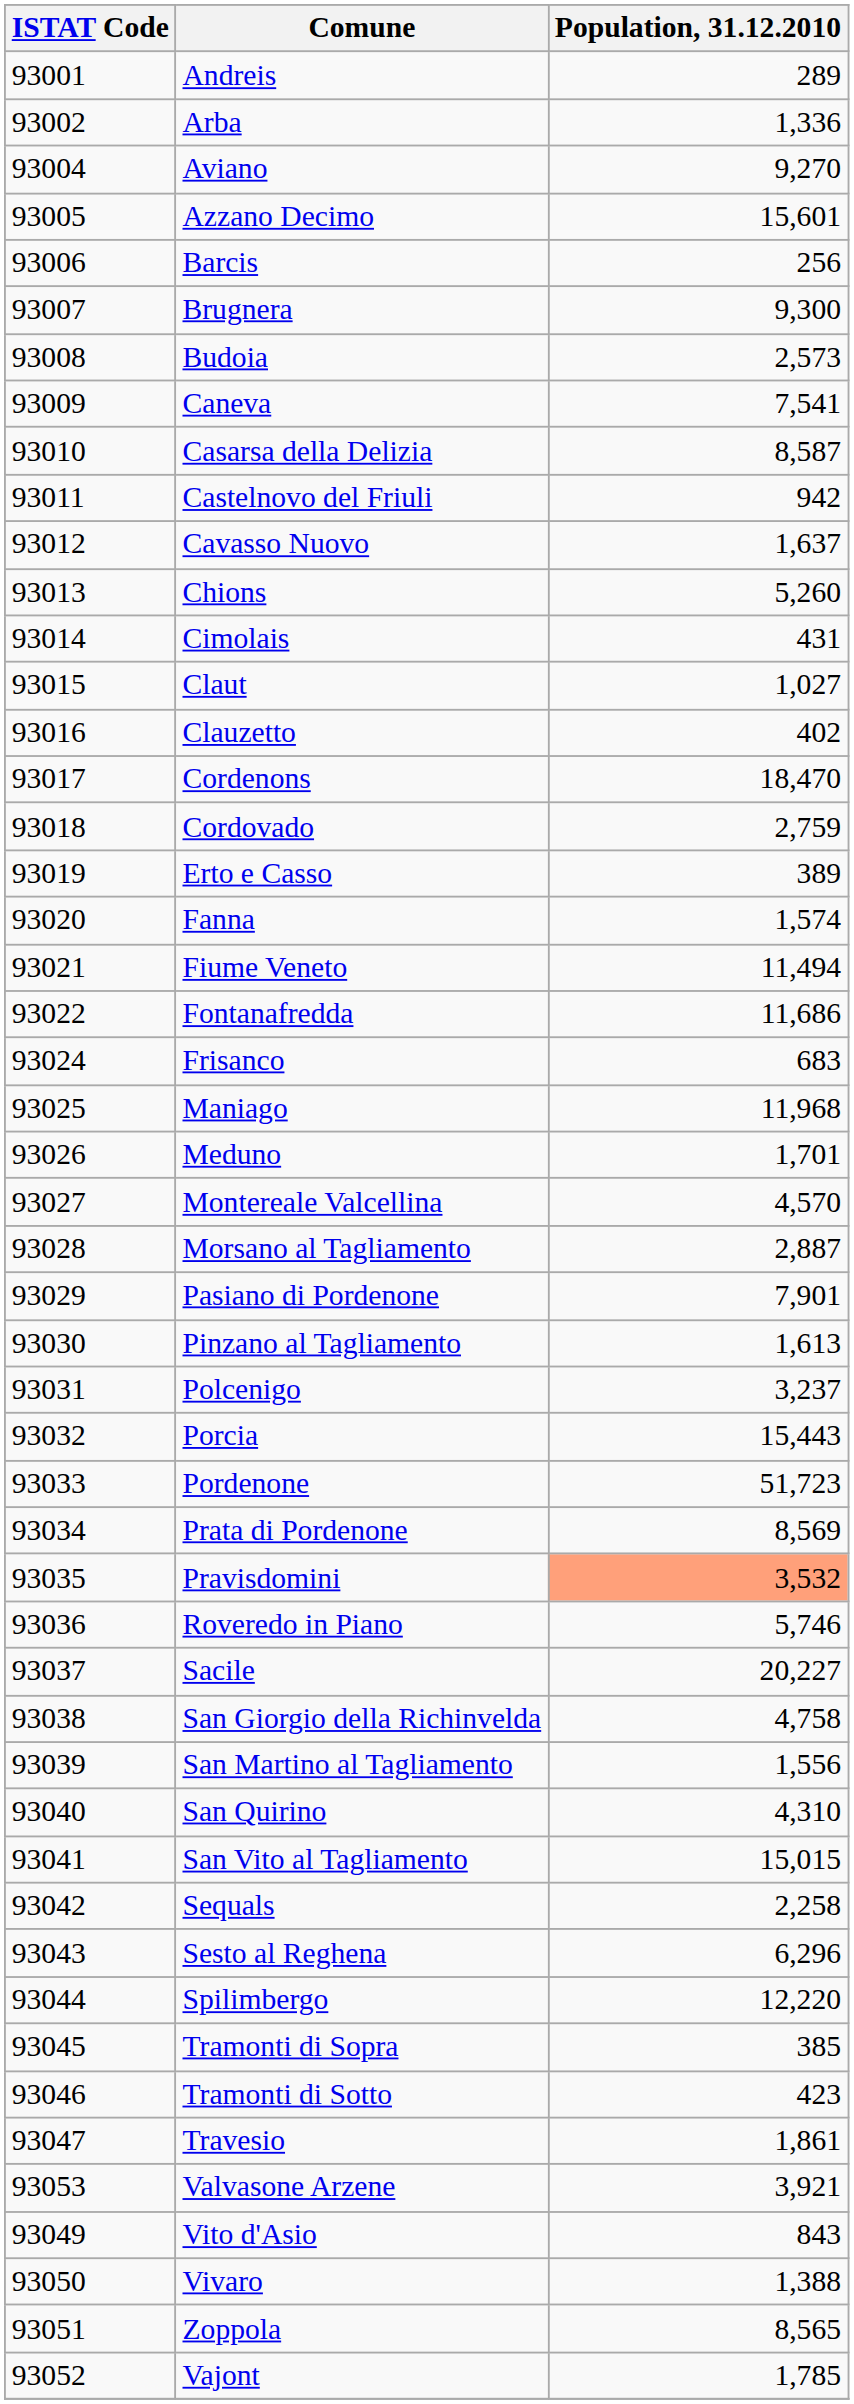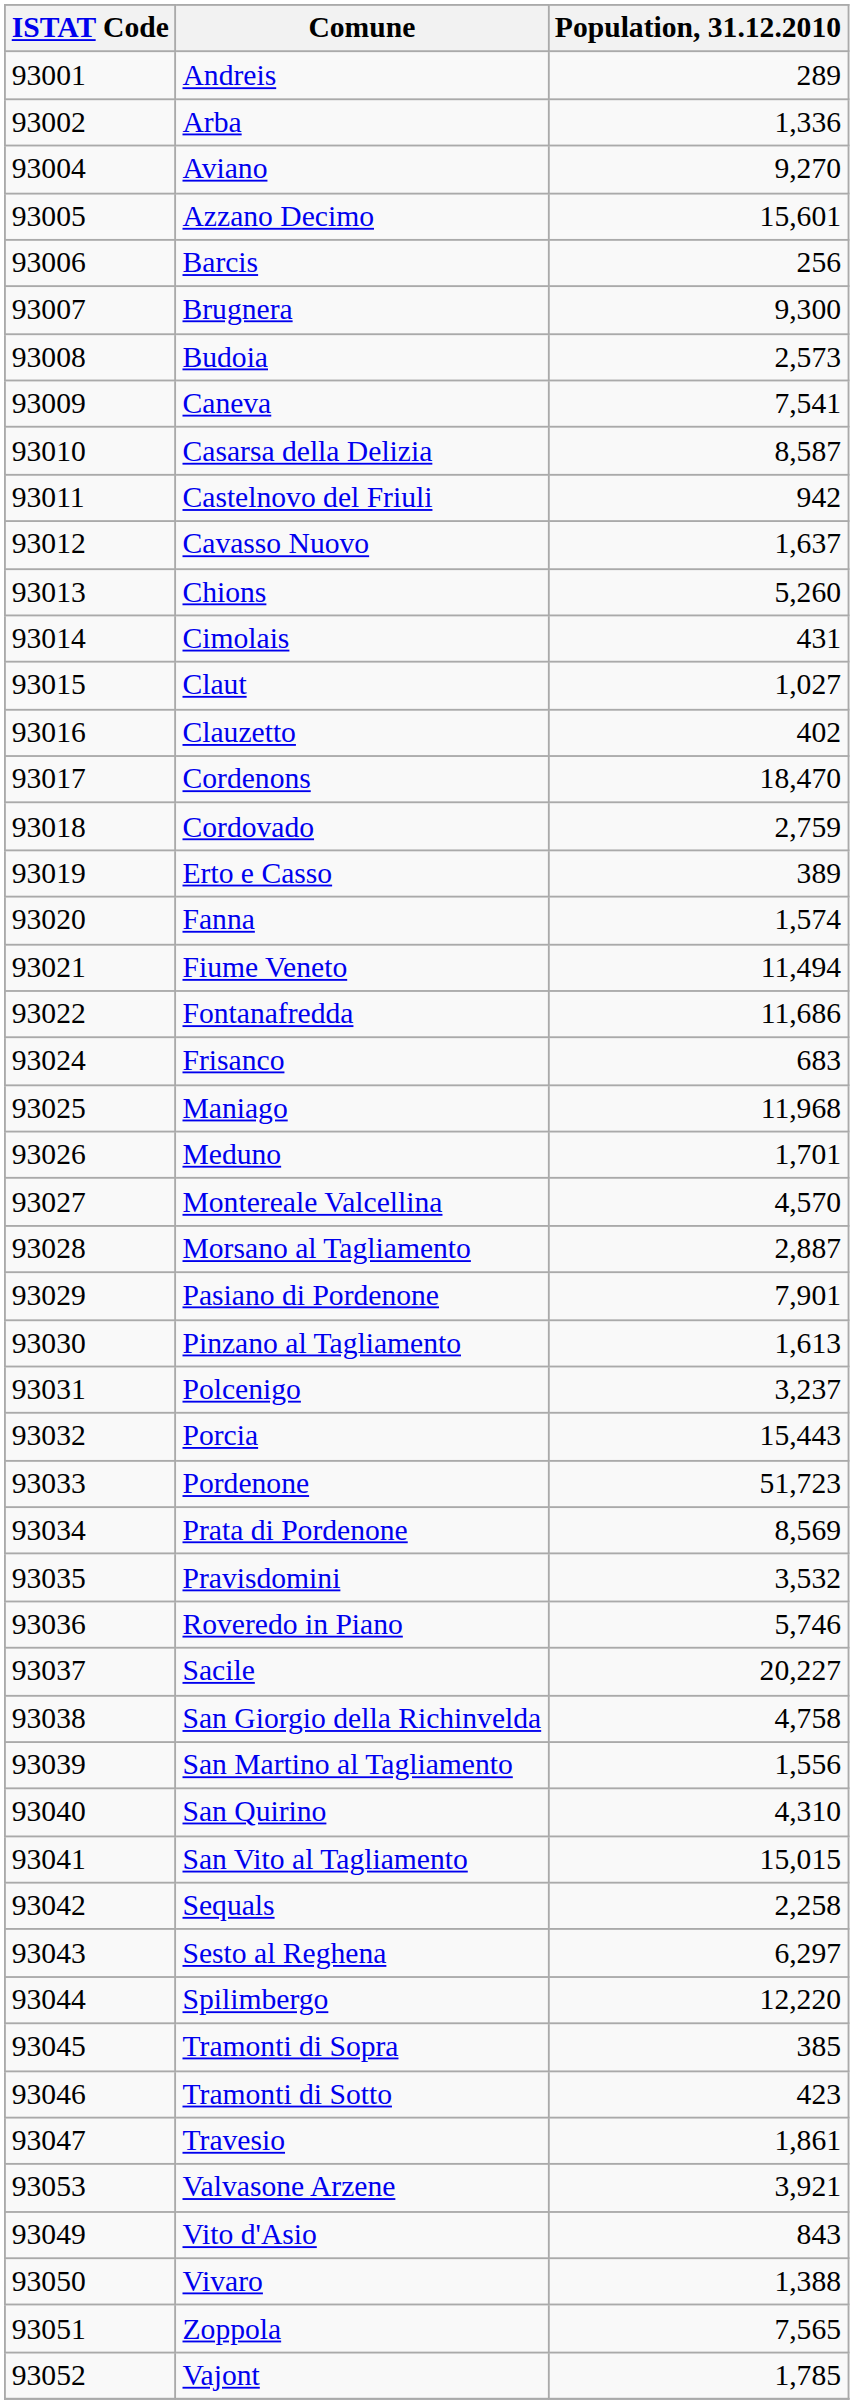(808, 1577) lightsalmon background -> (808, 1577) no background
(808, 1952) 6,296 -> (808, 1952) 6,297
(808, 2328) 8,565 -> (808, 2328) 7,565
